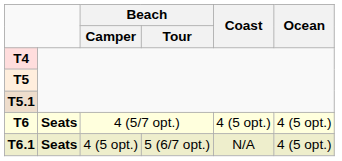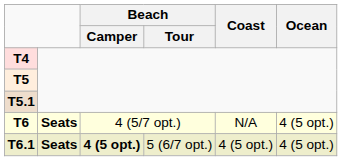(244, 123) 4 (5 opt.) -> (246, 123) N/A
(111, 144) normal -> (112, 144) bold
(244, 144) N/A -> (246, 144) 4 (5 opt.)
